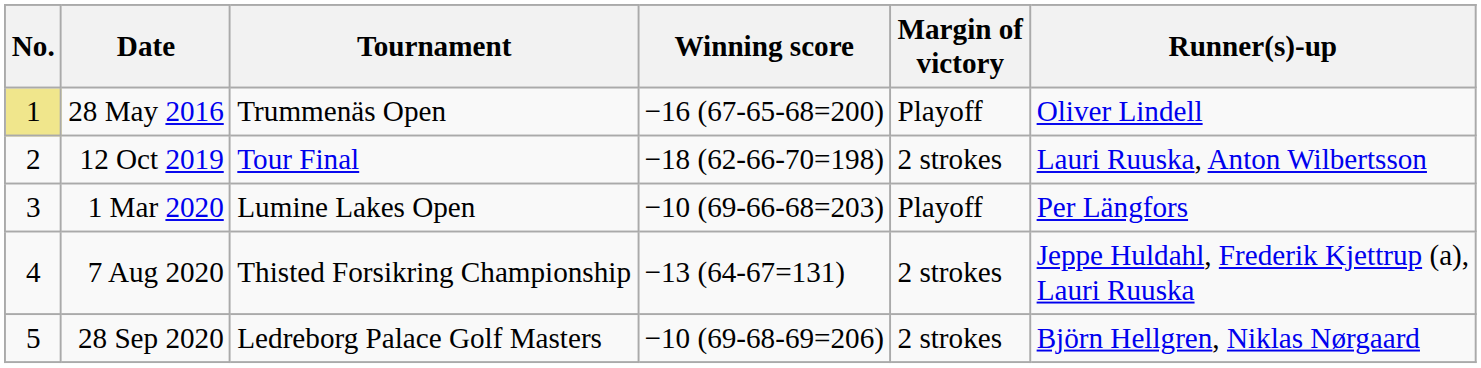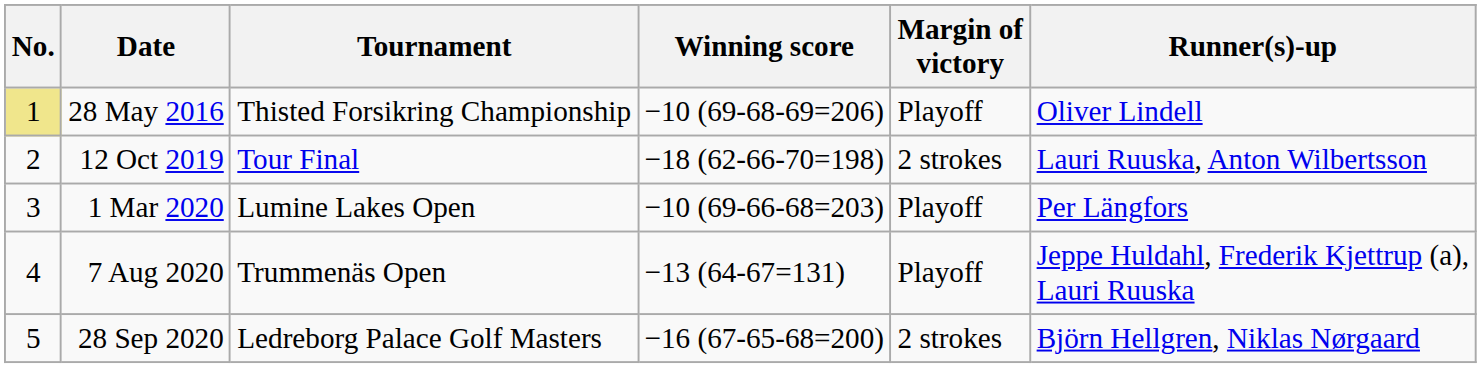(342, 111) Trummenäs Open -> (434, 111) Thisted Forsikring Championship
(764, 111) −16 (67-65-68=200) -> (764, 111) −10 (69-68-69=206)
(434, 273) Thisted Forsikring Championship -> (342, 273) Trummenäs Open
(950, 273) 2 strokes -> (940, 273) Playoff
(764, 338) −10 (69-68-69=206) -> (764, 338) −16 (67-65-68=200)
